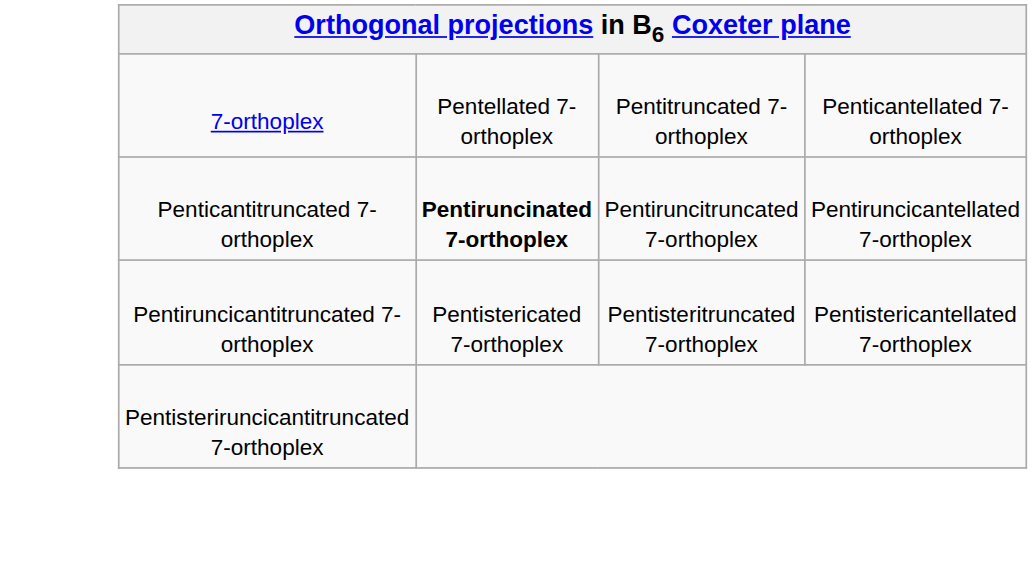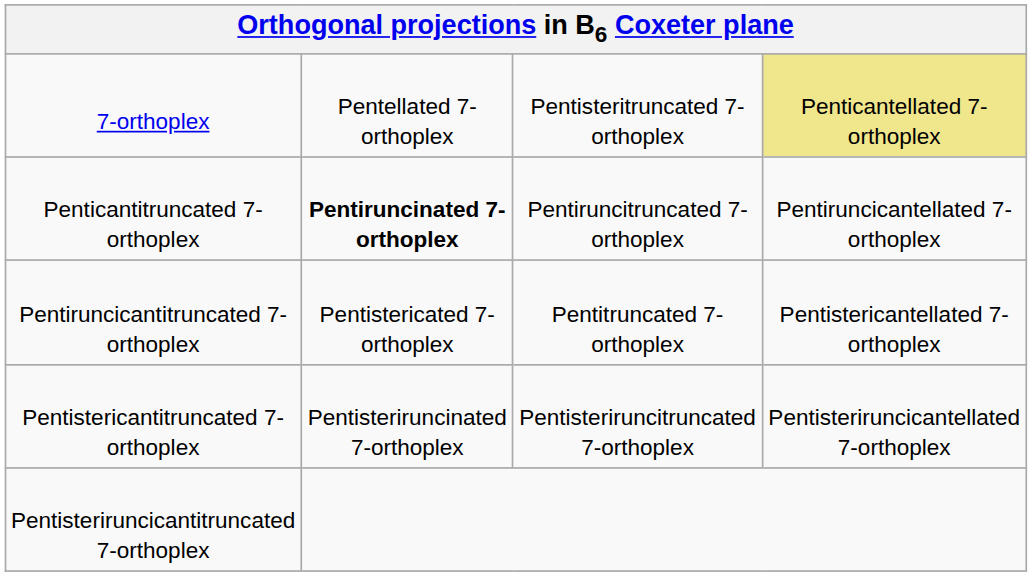(701, 121) Pentitruncated 7-orthoplex -> (638, 121) Pentisteritruncated 7-orthoplex
(915, 121) no background -> (894, 121) khaki background
(701, 329) Pentisteritruncated 7-orthoplex -> (638, 329) Pentitruncated 7-orthoplex
+ row: (153, 432)
